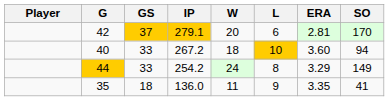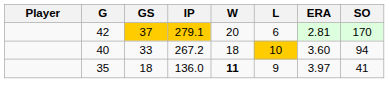- row: (103, 68)
(232, 86) normal -> (232, 68) bold
(319, 86) 3.35 -> (319, 68) 3.97
